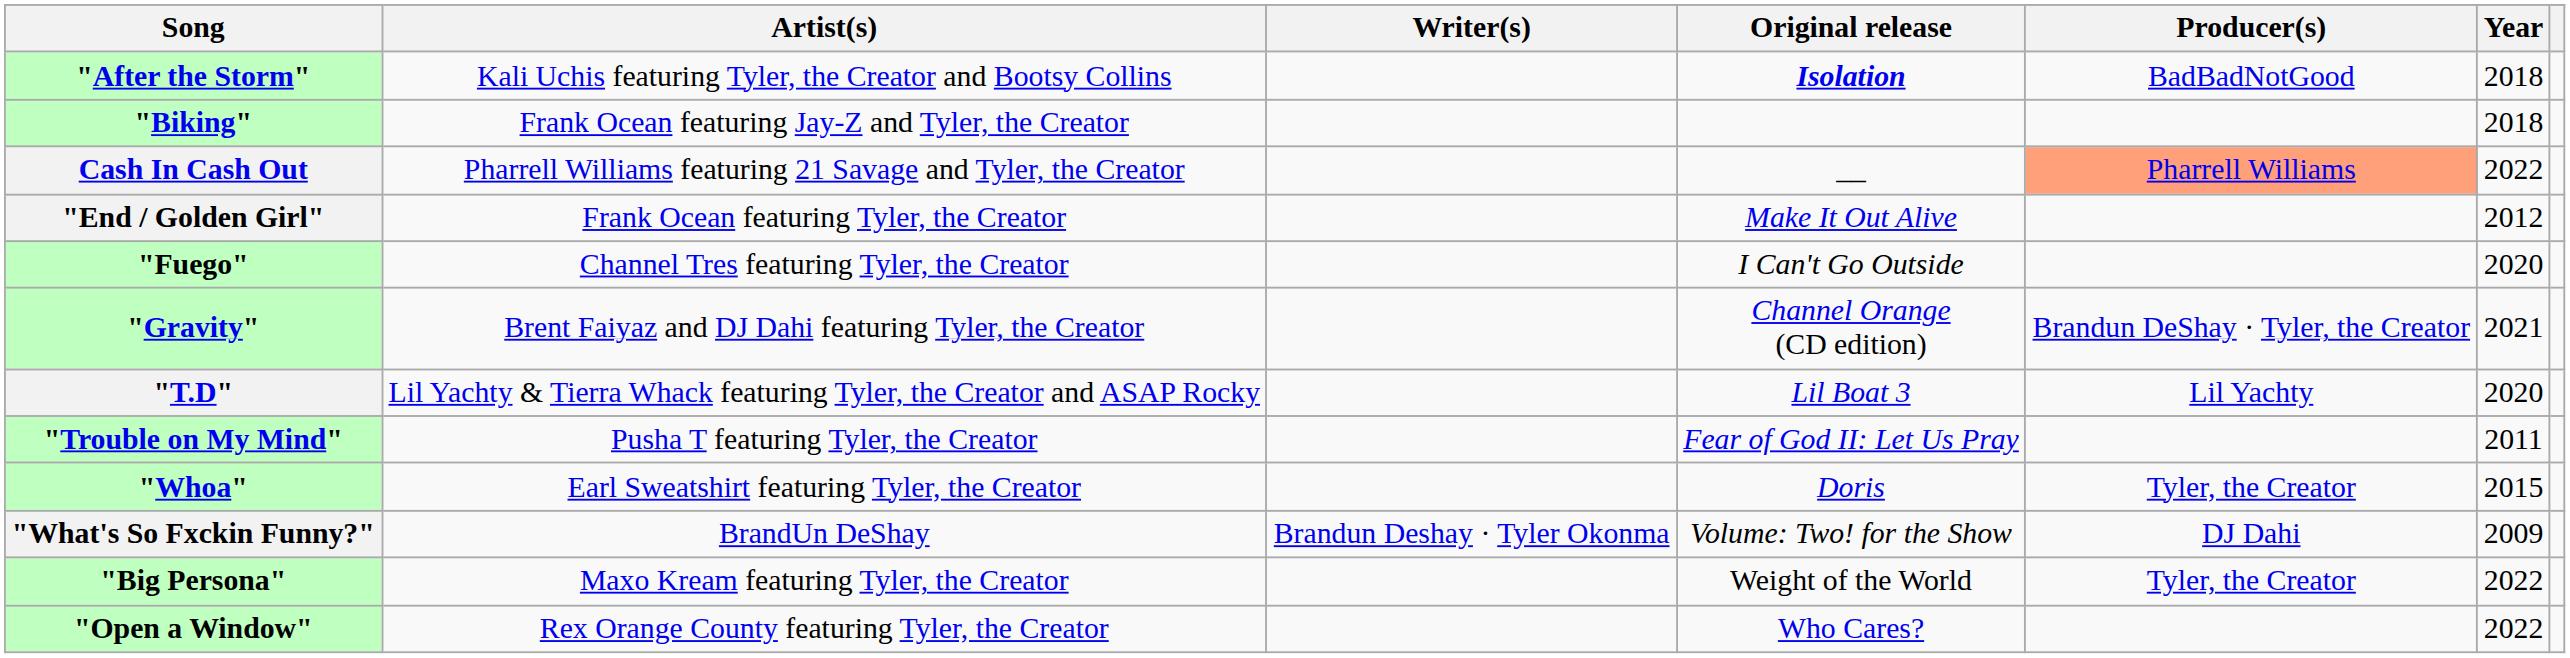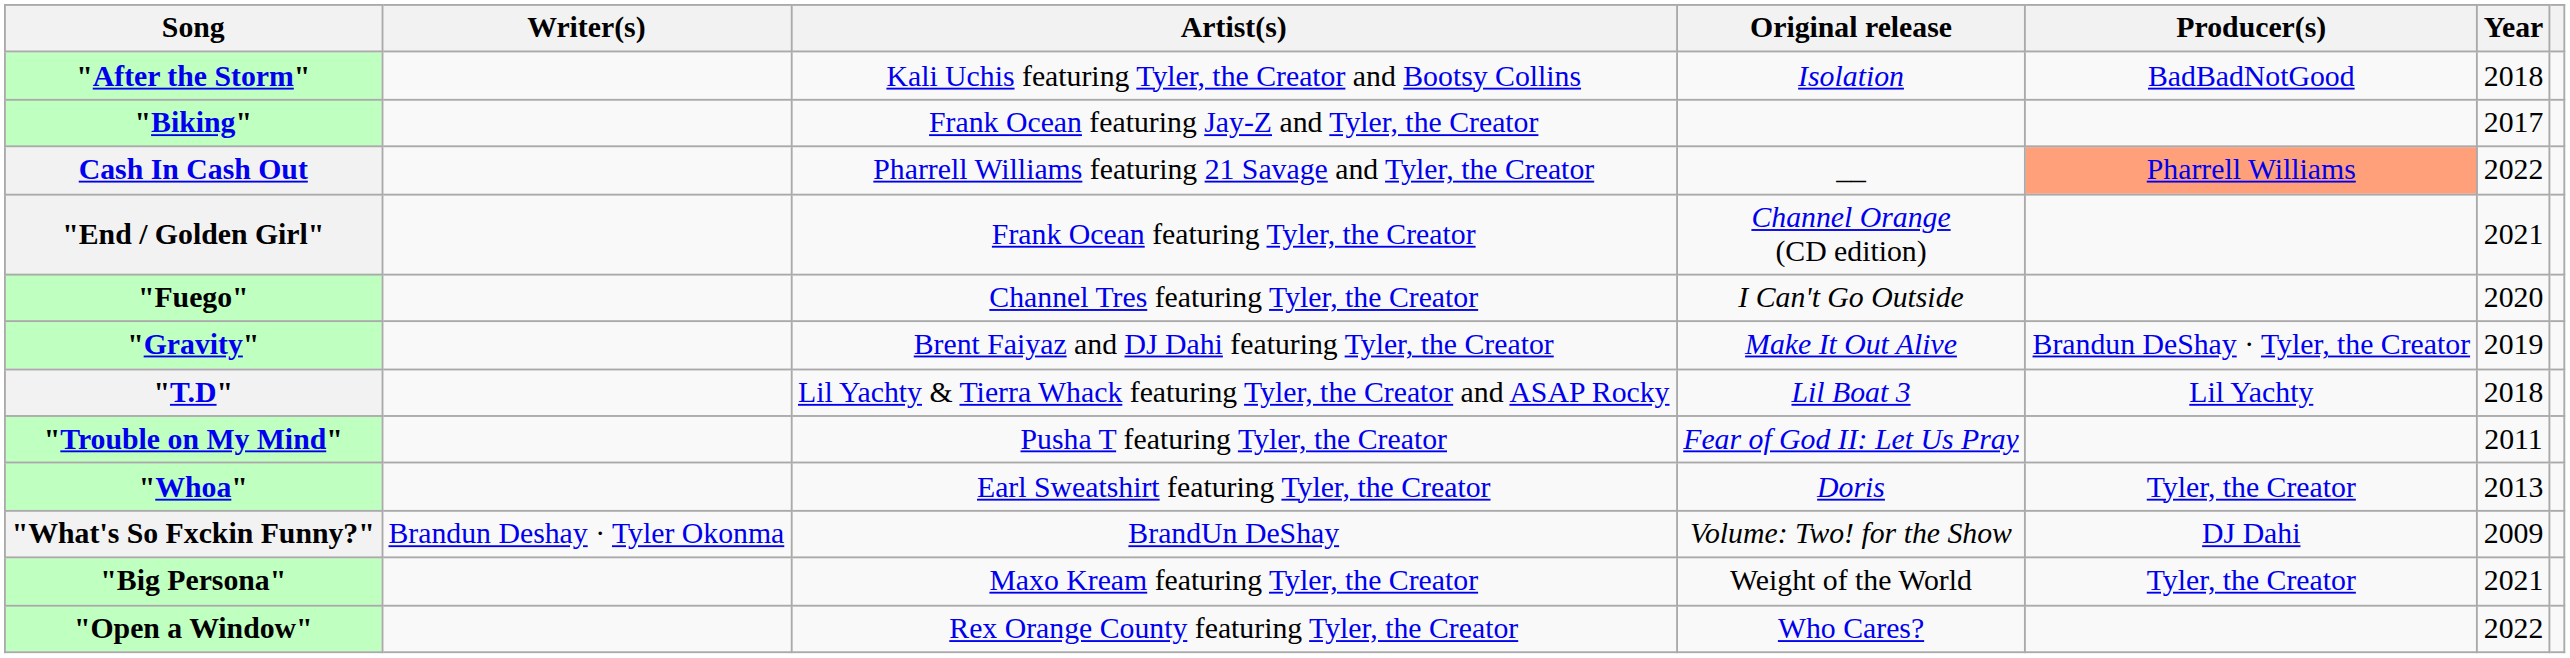columns swapped: (824, 28) <-> (1472, 28)
(1851, 75) bold -> (1851, 75) normal
(2514, 122) 2018 -> (2514, 122) 2017
(1851, 216) Make It Out Alive -> (1851, 233) Channel Orange (CD edition)
(2514, 216) 2012 -> (2514, 233) 2021
(1851, 328) Channel Orange (CD edition) -> (1851, 344) Make It Out Alive
(2514, 328) 2021 -> (2514, 344) 2019
(2514, 391) 2020 -> (2514, 391) 2018
(2514, 486) 2015 -> (2514, 486) 2013
(2514, 580) 2022 -> (2514, 580) 2021
